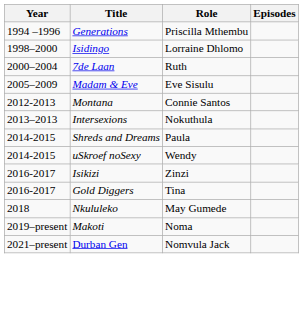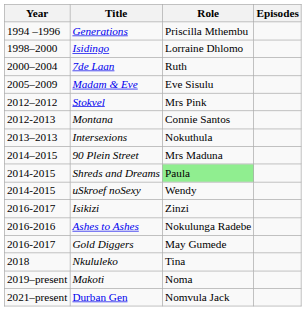+ row: (89, 102)
+ row: (106, 155)
(178, 137) no background -> (178, 173) lightgreen background
+ row: (106, 226)
(175, 191) Tina -> (196, 244) May Gumede
(196, 208) May Gumede -> (175, 262) Tina
